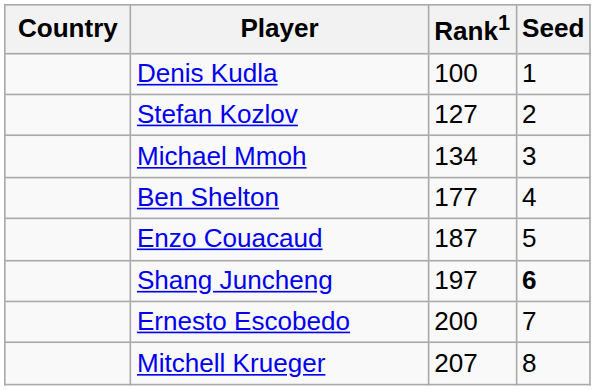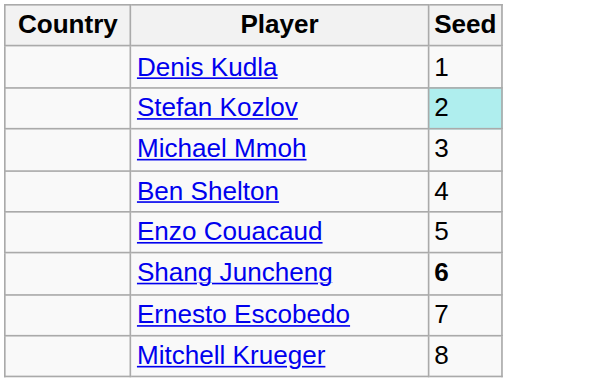- column: (472, 28)
(529, 114) no background -> (441, 107) paleturquoise background
